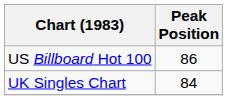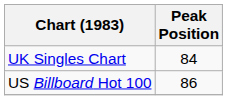rows swapped: (67, 82) <-> (80, 58)
